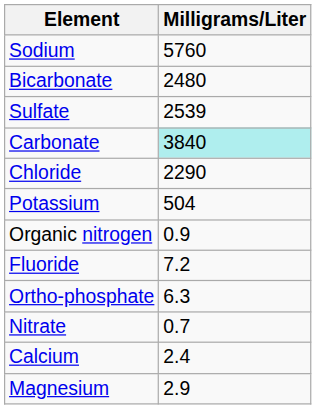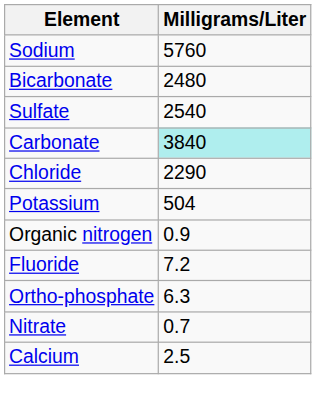(185, 111) 2539 -> (185, 111) 2540
(177, 357) 2.4 -> (177, 357) 2.5
- row: (59, 388)
